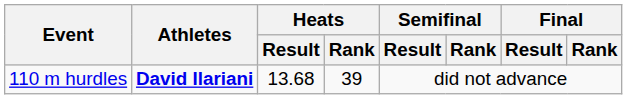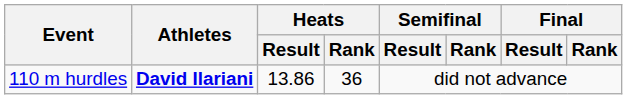(291, 80) 13.68 -> (291, 80) 13.86
(352, 80) 39 -> (352, 80) 36
